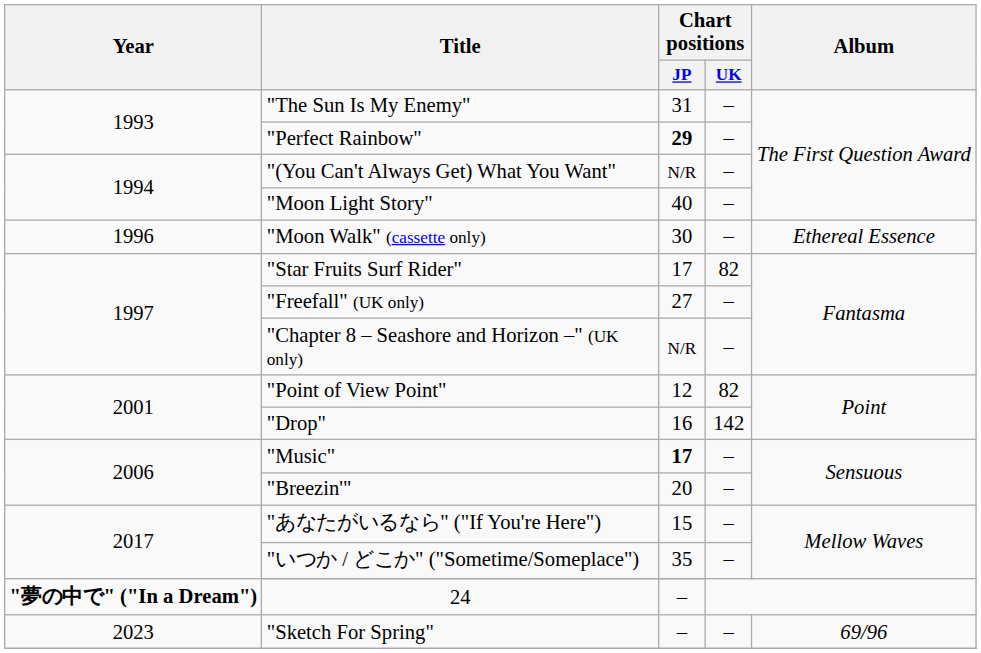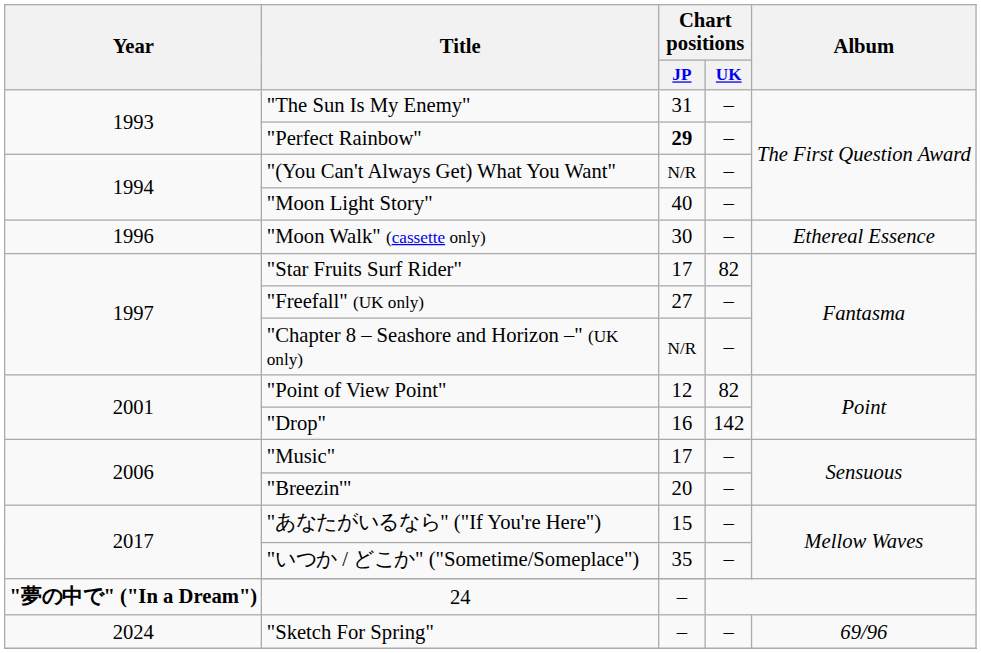(682, 456) bold -> (682, 456) normal
(133, 631) 2023 -> (133, 631) 2024
